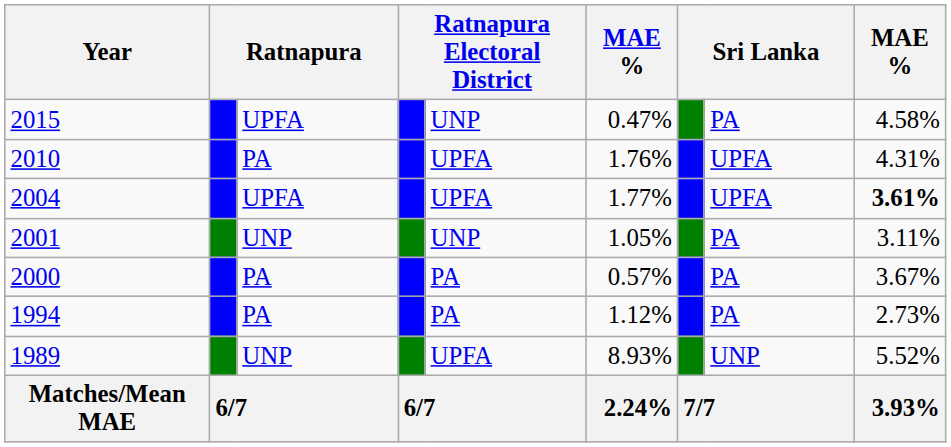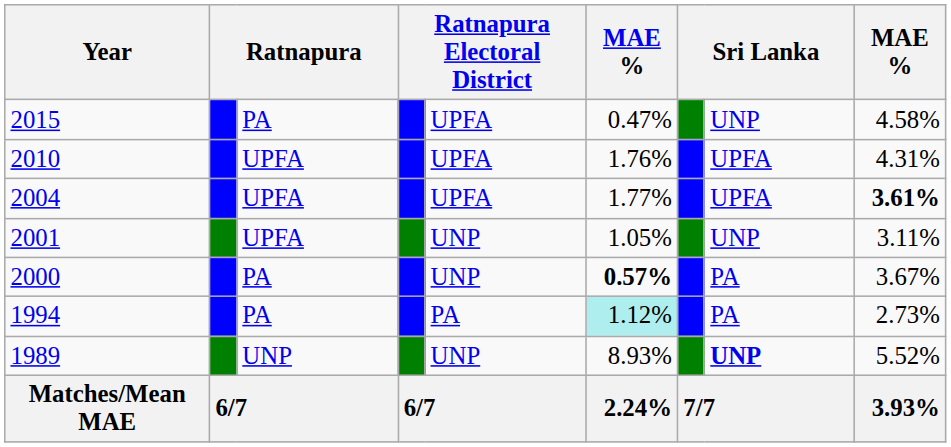(273, 119) UPFA -> (257, 119) PA
(455, 119) UNP -> (461, 119) UPFA
(725, 119) PA -> (735, 119) UNP
(257, 158) PA -> (273, 158) UPFA
(267, 237) UNP -> (273, 237) UPFA
(725, 237) PA -> (735, 237) UNP
(445, 276) PA -> (455, 276) UNP
(640, 276) normal -> (638, 276) bold
(640, 315) no background -> (640, 315) paleturquoise background
(461, 355) UPFA -> (455, 355) UNP
(735, 355) normal -> (736, 355) bold
